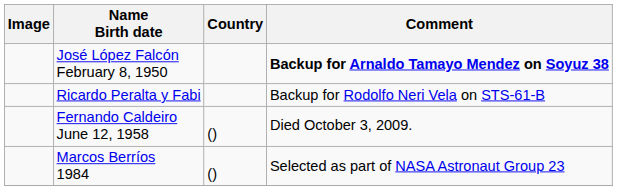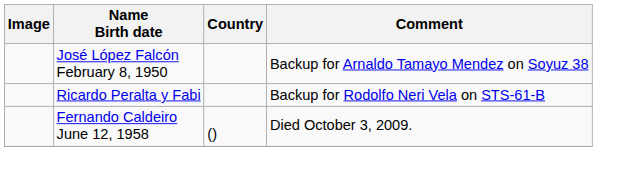(439, 63) bold -> (429, 63) normal
- row: (106, 165)
